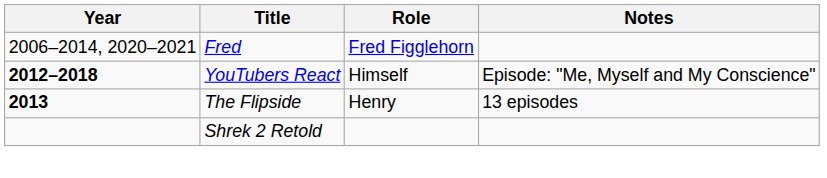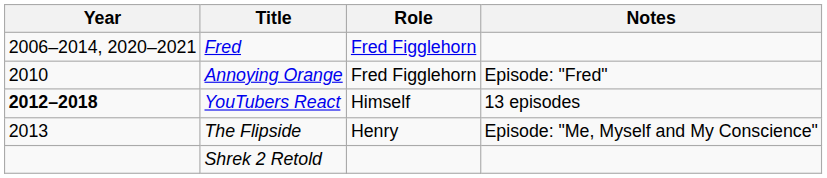+ row: (274, 74)
(649, 74) Episode: "Me, Myself and My Conscience" -> (532, 103) 13 episodes
(28, 103) bold -> (28, 131) normal
(530, 103) 13 episodes -> (651, 131) Episode: "Me, Myself and My Conscience"
